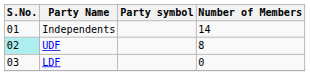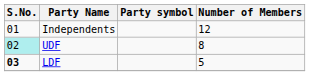(204, 29) 14 -> (204, 29) 12
(13, 62) normal -> (13, 62) bold
(201, 62) 0 -> (201, 62) 5
